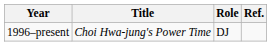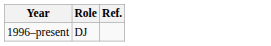- column: (143, 13)
